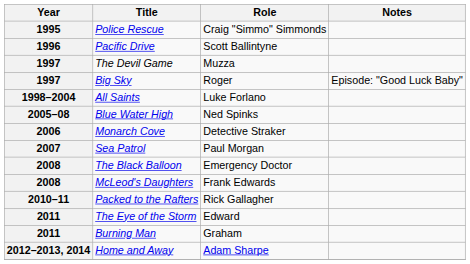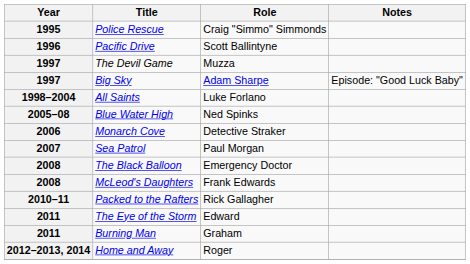(218, 81) Roger -> (236, 81) Adam Sharpe
(236, 251) Adam Sharpe -> (218, 251) Roger
